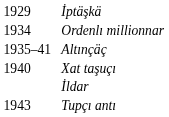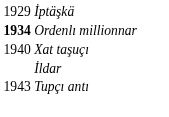(17, 30) normal -> (17, 30) bold
- row: (84, 49)
